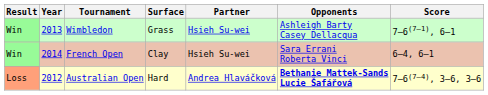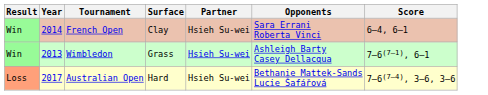rows swapped: (89, 30) <-> (95, 54)
(52, 78) 2012 -> (52, 78) 2017
(232, 78) Andrea Hlaváčková -> (219, 78) Hsieh Su-wei
(334, 78) bold -> (308, 78) normal
